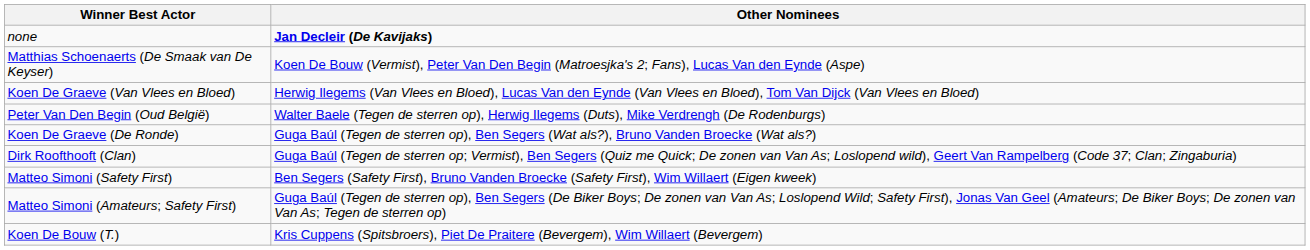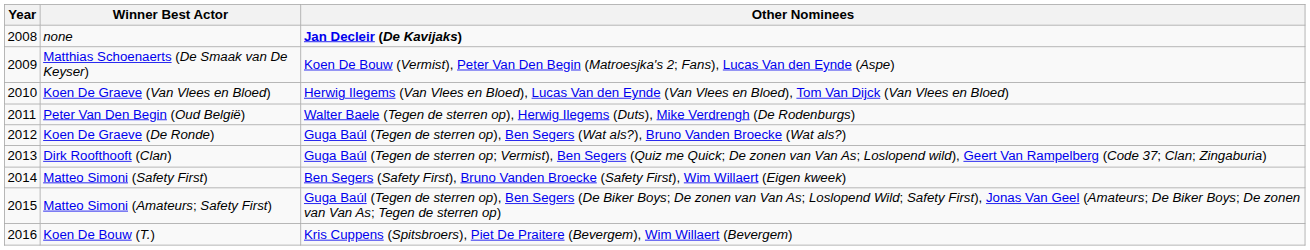+ column: (22, 15)
